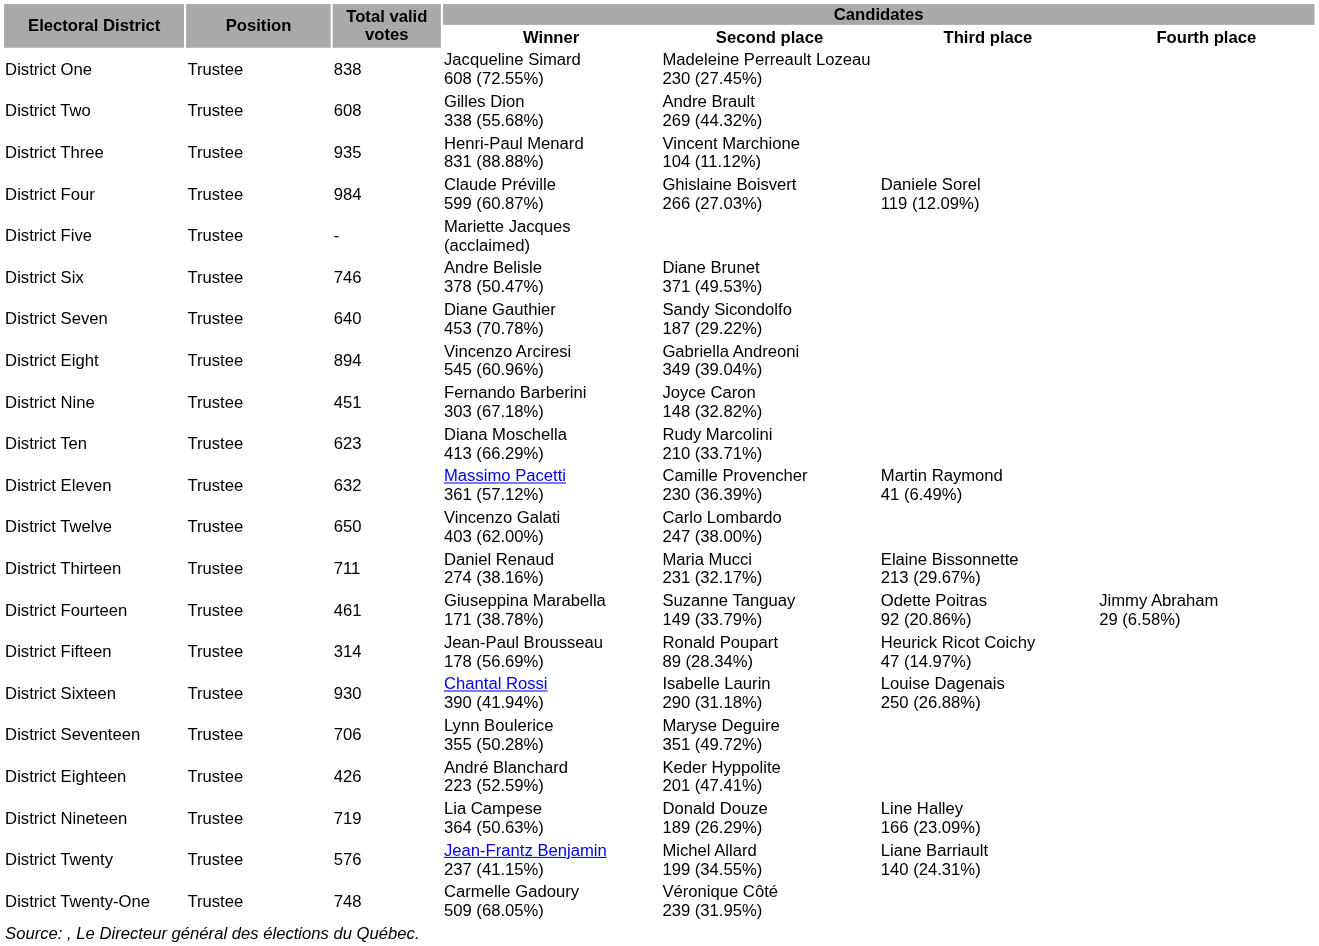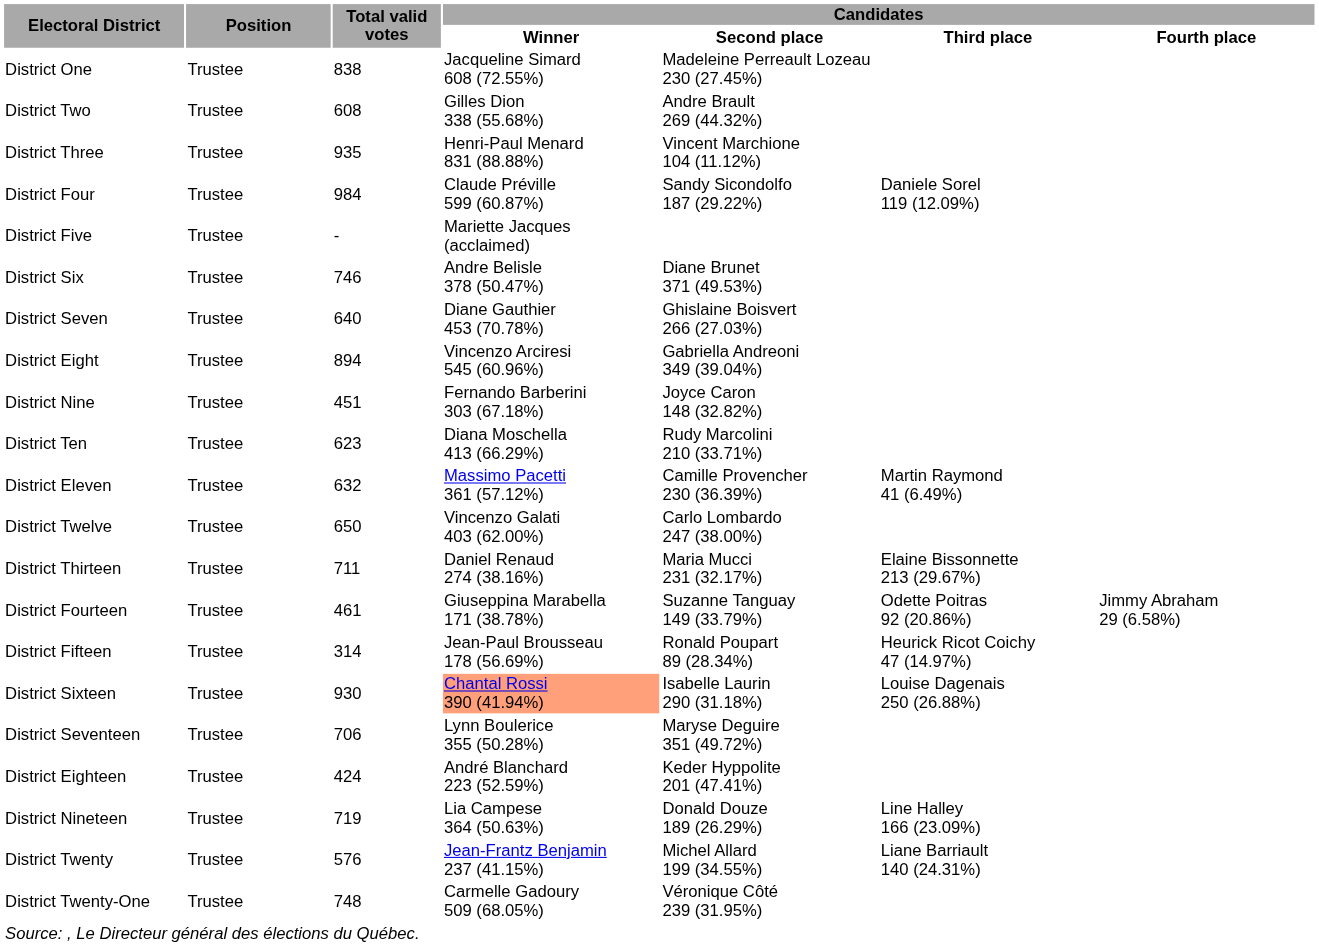(729, 194) Ghislaine Boisvert 266 (27.03%) -> (727, 194) Sandy Sicondolfo 187 (29.22%)
(727, 319) Sandy Sicondolfo 187 (29.22%) -> (729, 319) Ghislaine Boisvert 266 (27.03%)
(496, 693) no background -> (496, 693) lightsalmon background
(348, 776) 426 -> (348, 776) 424
